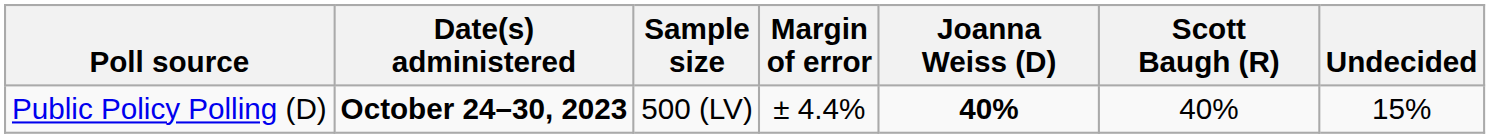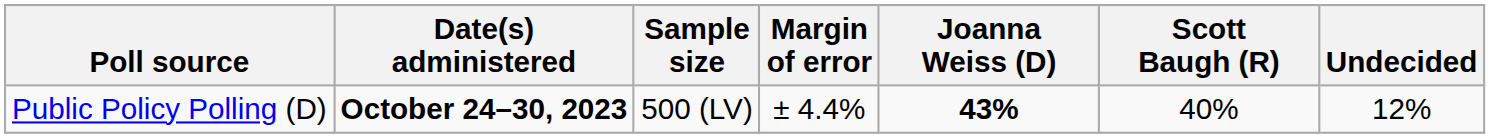(989, 109) 40% -> (989, 109) 43%
(1402, 109) 15% -> (1402, 109) 12%
